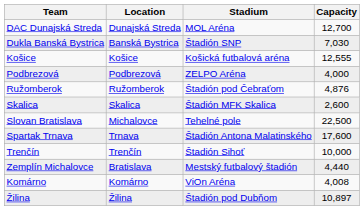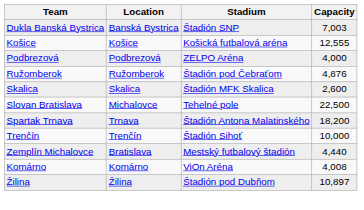- row: (54, 27)
(337, 43) 7,030 -> (334, 27) 7,003
(337, 136) 17,600 -> (334, 120) 18,200
